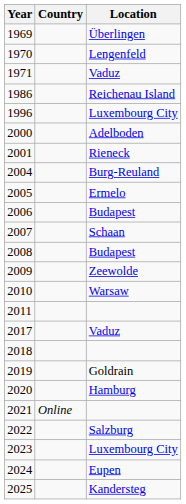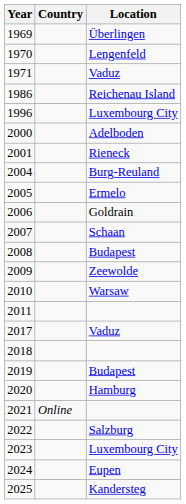(112, 212) Budapest -> (111, 212) Goldrain
(111, 370) Goldrain -> (112, 370) Budapest
